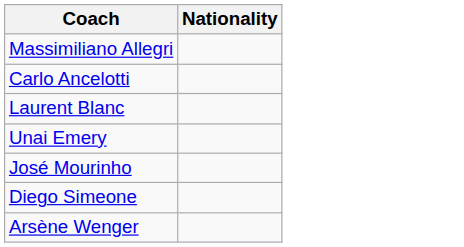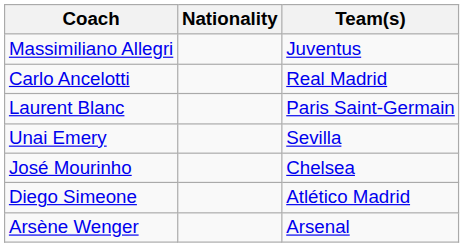+ column: (371, 19)
